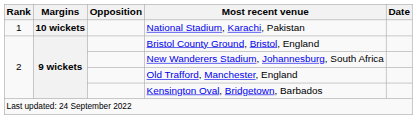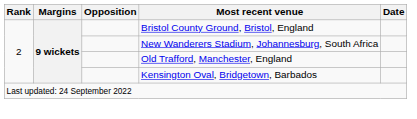- row: (226, 28)
